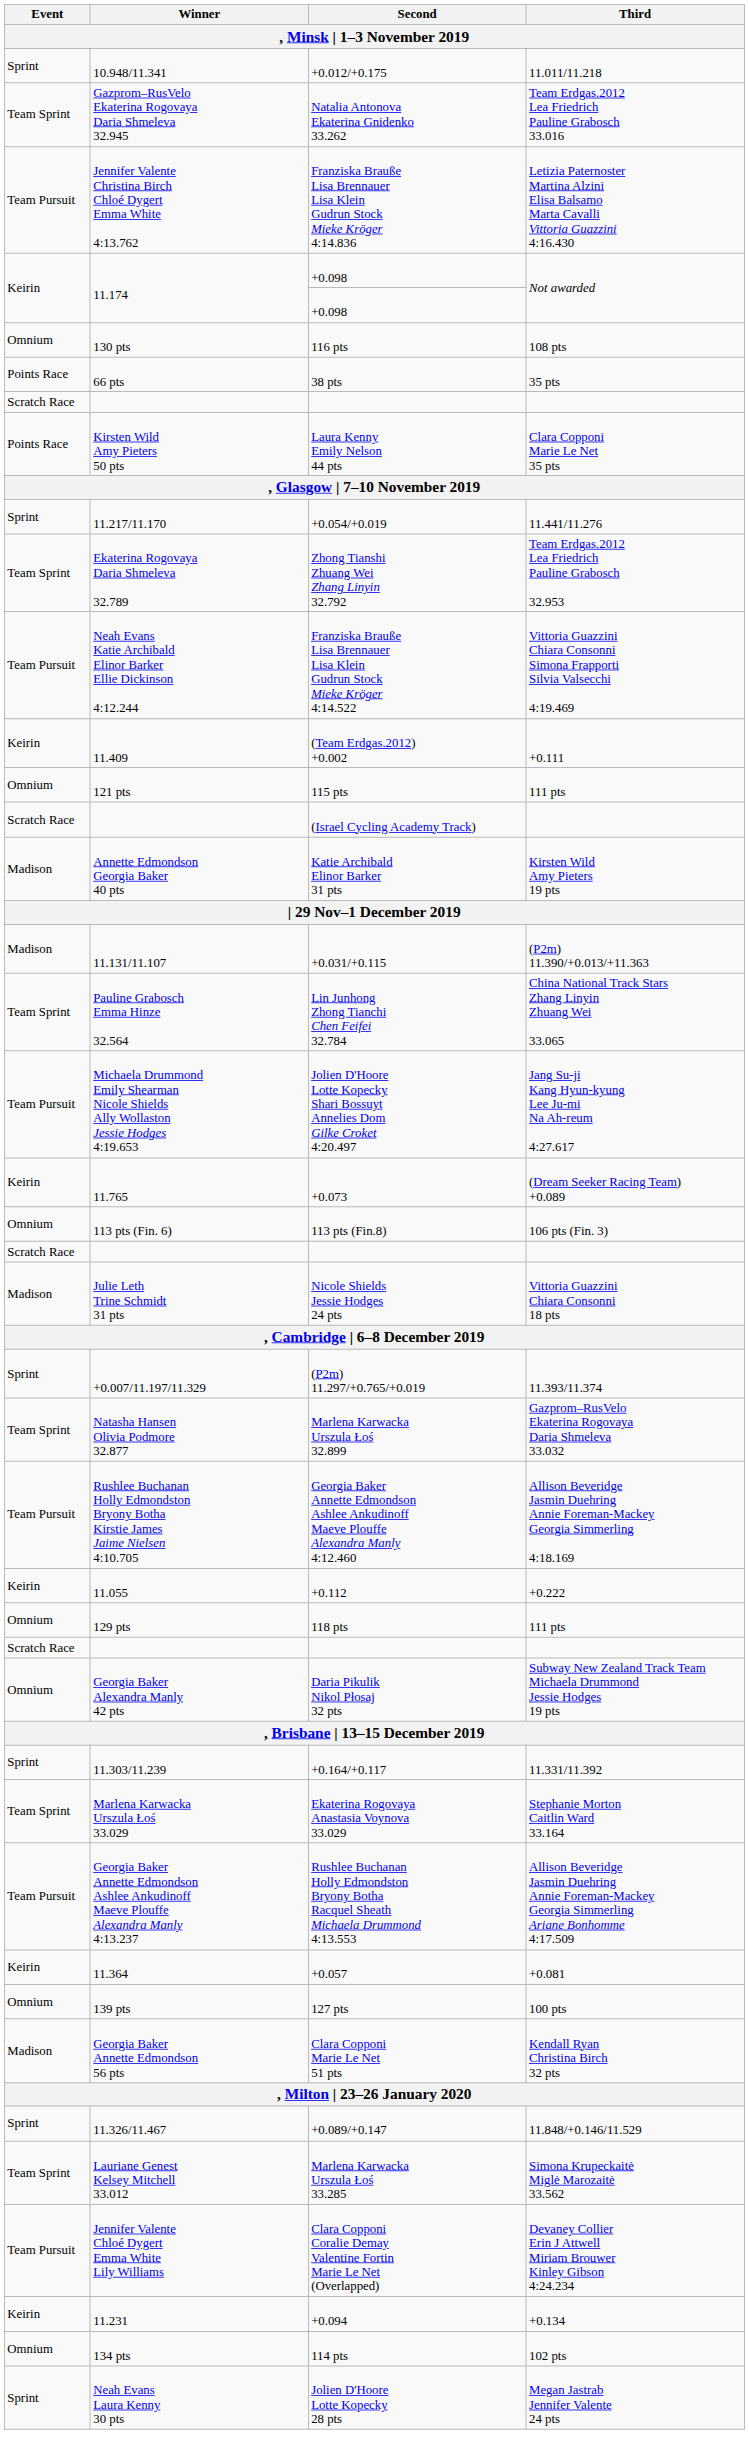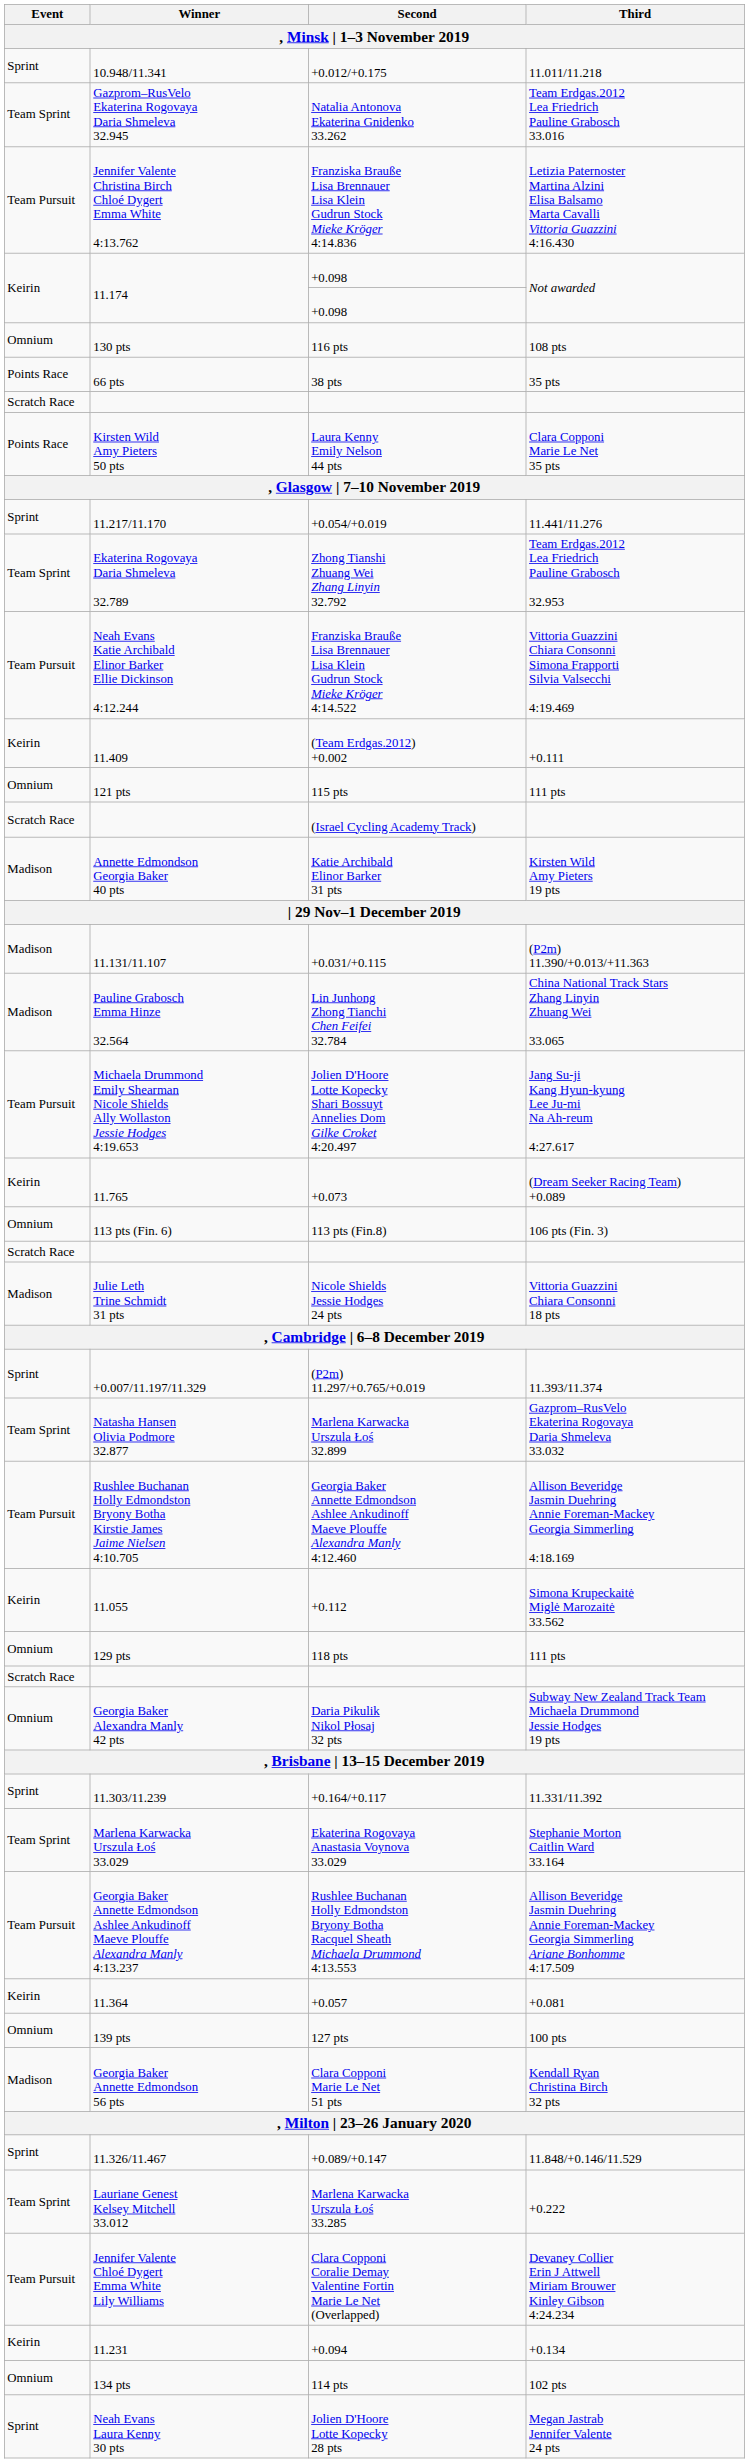(39, 1012) Team Sprint -> (30, 1012) Madison
(547, 1592) +0.222 -> (581, 1607) Simona Krupeckaitė Miglė Marozaitė 33.562
(581, 2179) Simona Krupeckaitė Miglė Marozaitė 33.562 -> (547, 2208) +0.222
